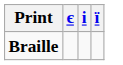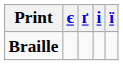+ column: (85, 18)
